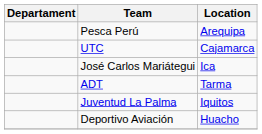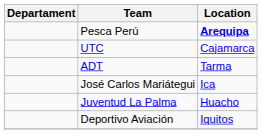(223, 31) normal -> (225, 31) bold
rows swapped: (138, 66) <-> (92, 84)
(217, 102) Iquitos -> (220, 102) Huacho
(220, 119) Huacho -> (217, 119) Iquitos
